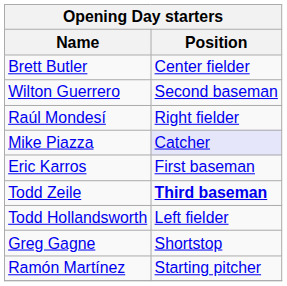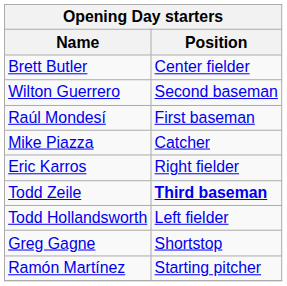(197, 117) Right fielder -> (205, 117) First baseman
(182, 142) lavender background -> (182, 142) no background
(205, 167) First baseman -> (197, 167) Right fielder
